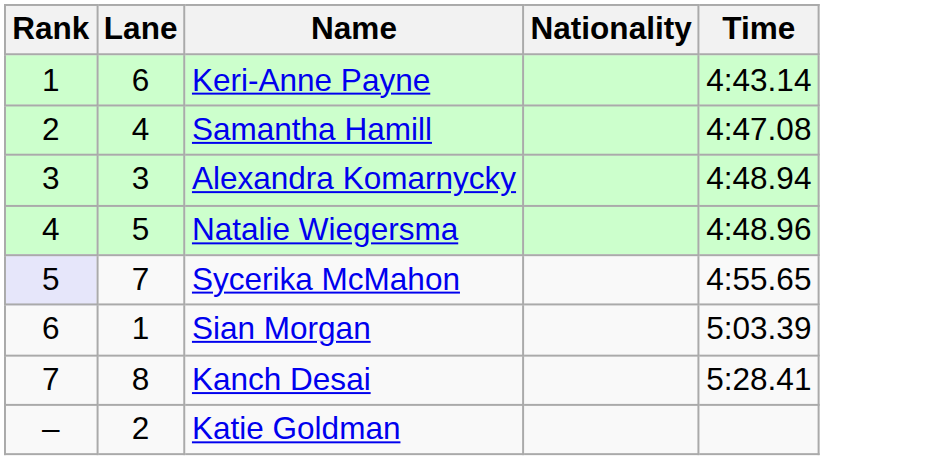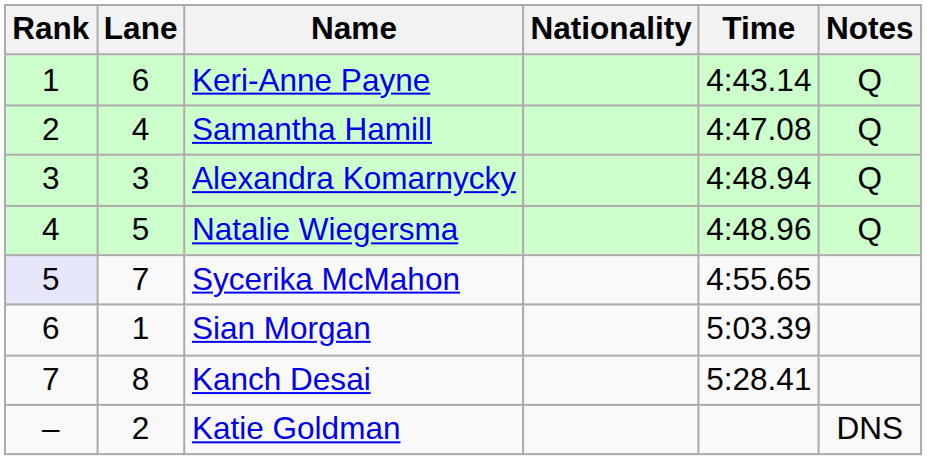+ column: (870, 29)
